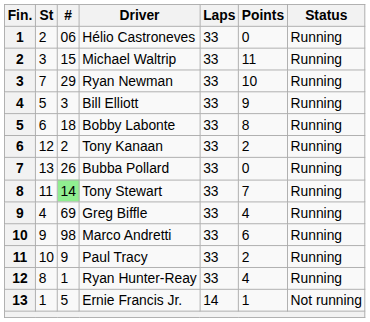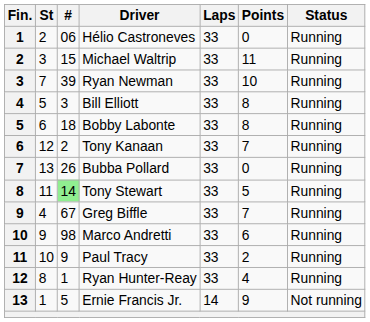(68, 81) 29 -> (68, 81) 39
(246, 103) 9 -> (246, 103) 8
(246, 147) 2 -> (246, 147) 7
(246, 191) 7 -> (246, 191) 5
(68, 213) 69 -> (68, 213) 67
(246, 213) 4 -> (246, 213) 7
(246, 300) 1 -> (246, 300) 9
